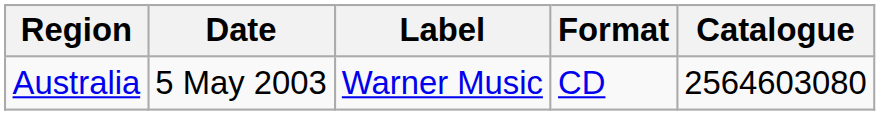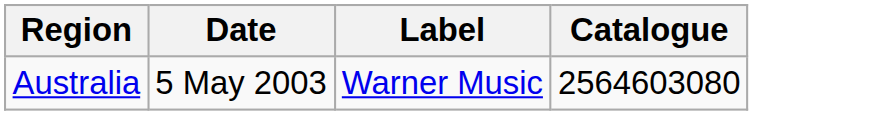- column: (614, 30)
